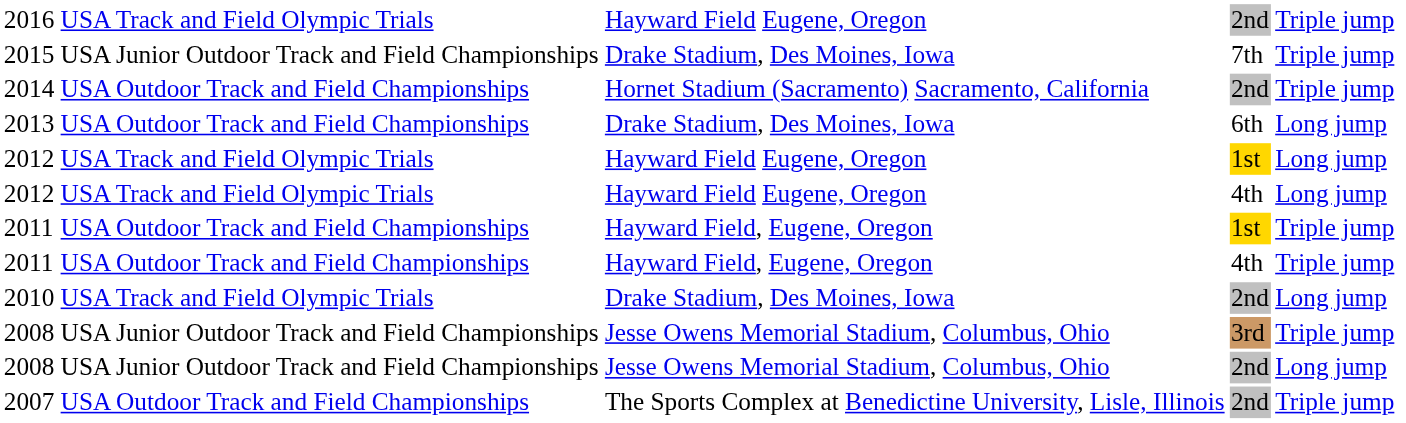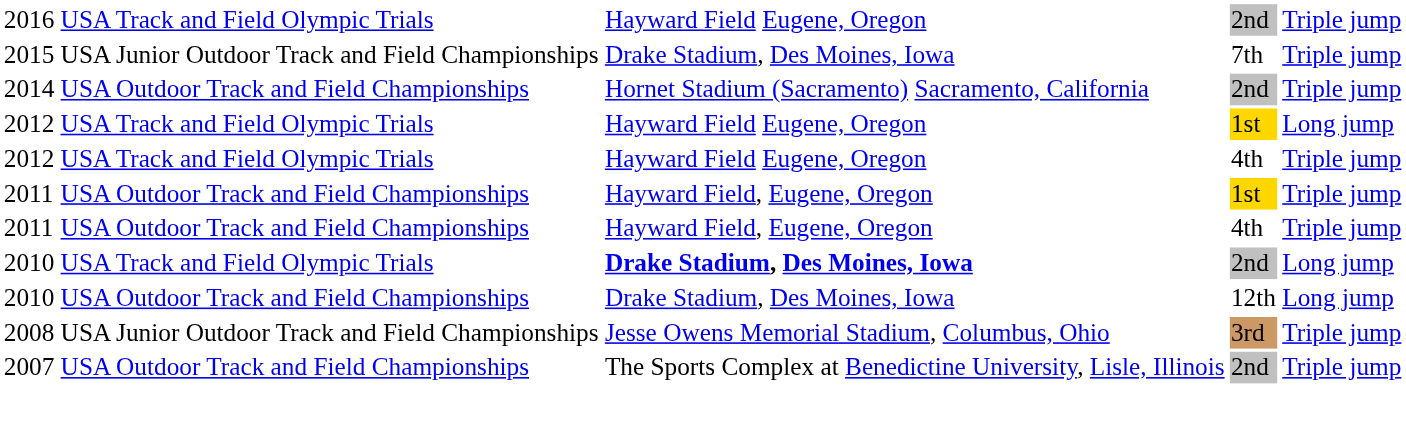- row: (29, 123)
(1331, 193) Long jump -> (1342, 158) Triple jump
(780, 297) normal -> (789, 262) bold
+ row: (29, 297)
- row: (29, 367)
